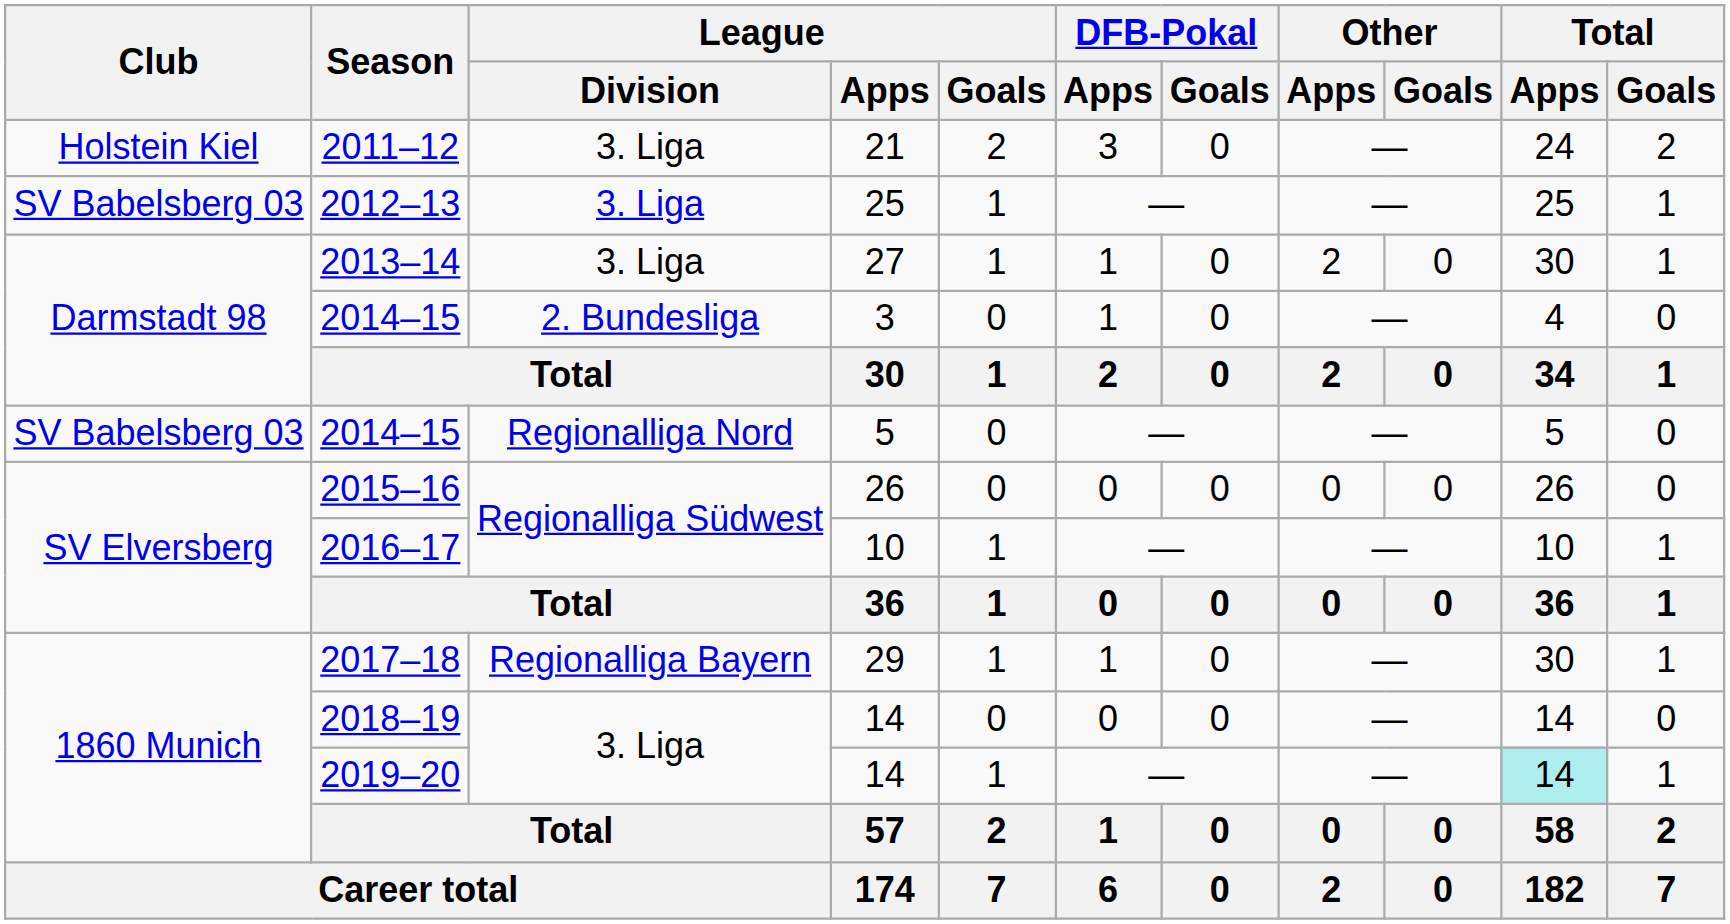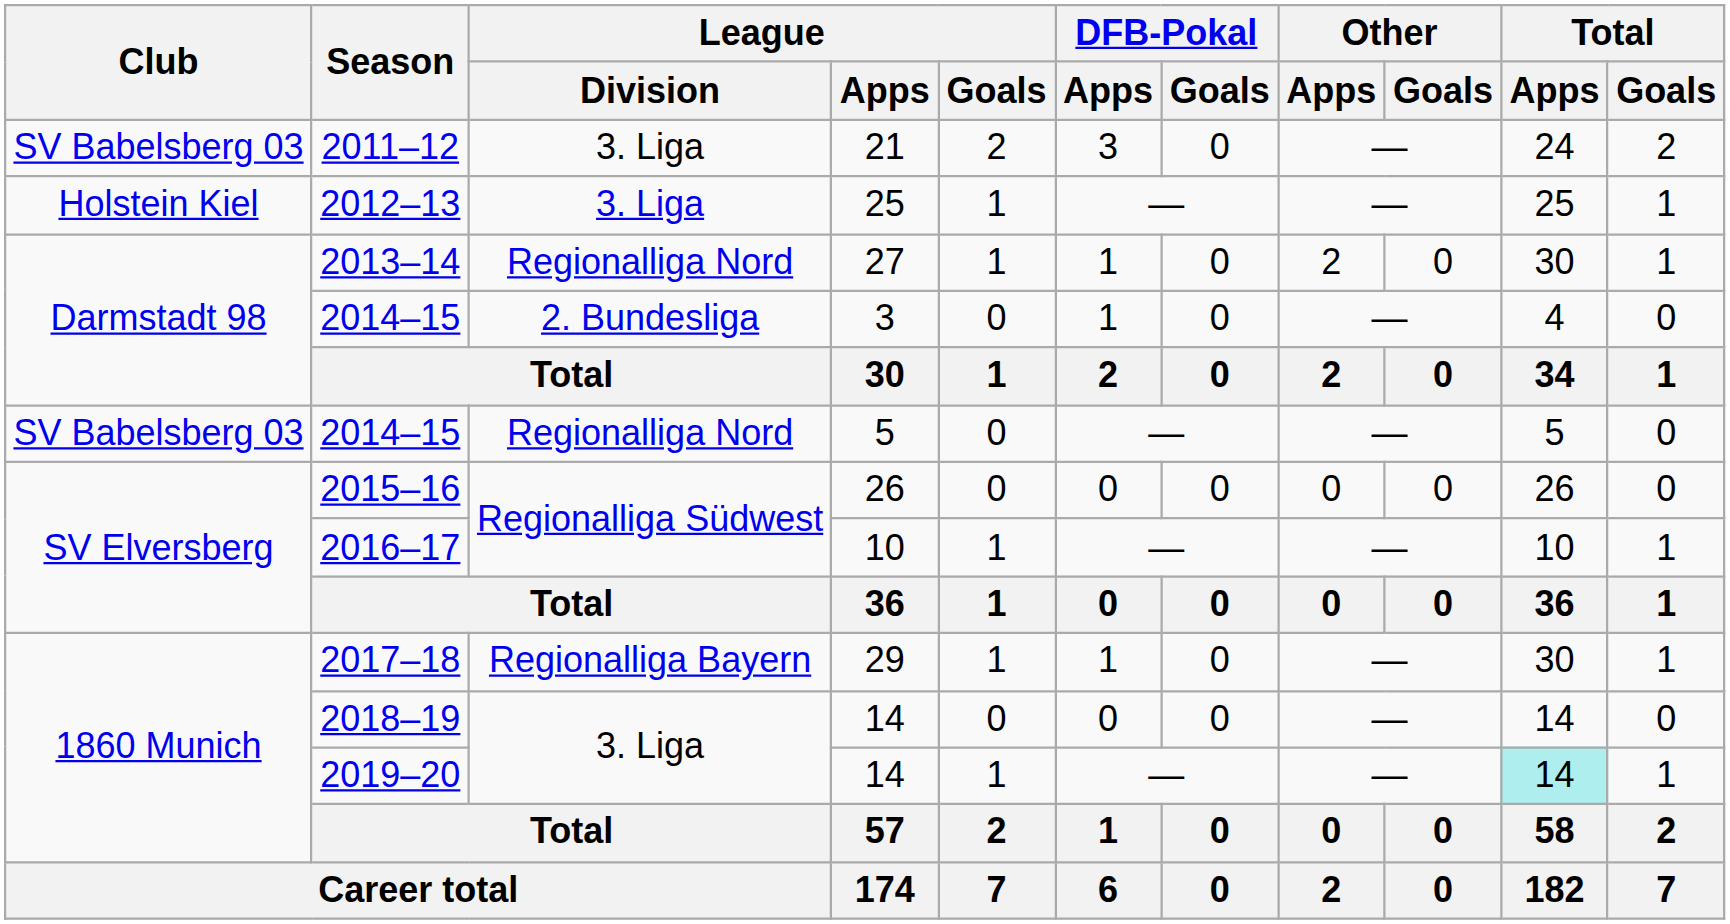(159, 147) Holstein Kiel -> (159, 147) SV Babelsberg 03
(159, 204) SV Babelsberg 03 -> (159, 204) Holstein Kiel
(650, 261) 3. Liga -> (650, 261) Regionalliga Nord
